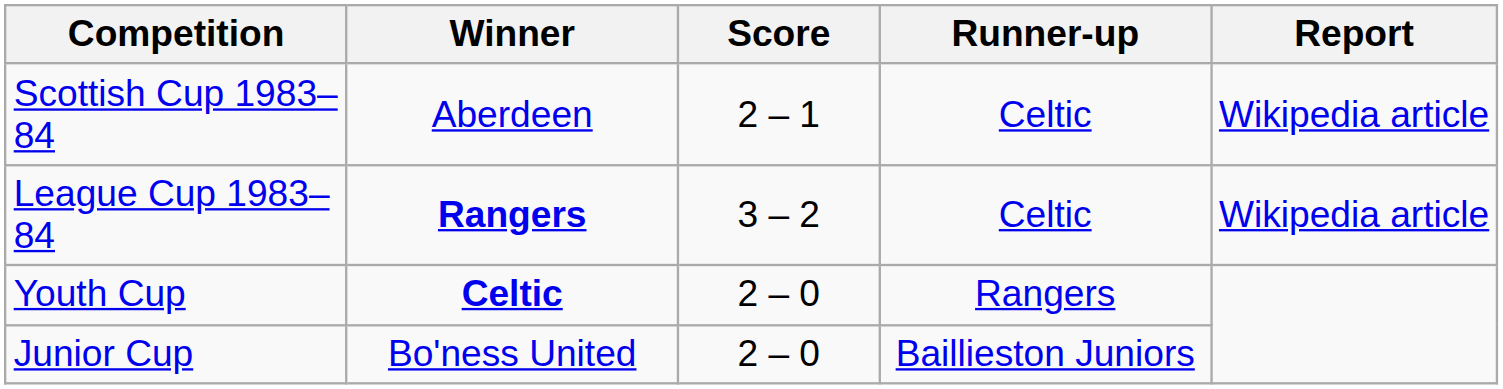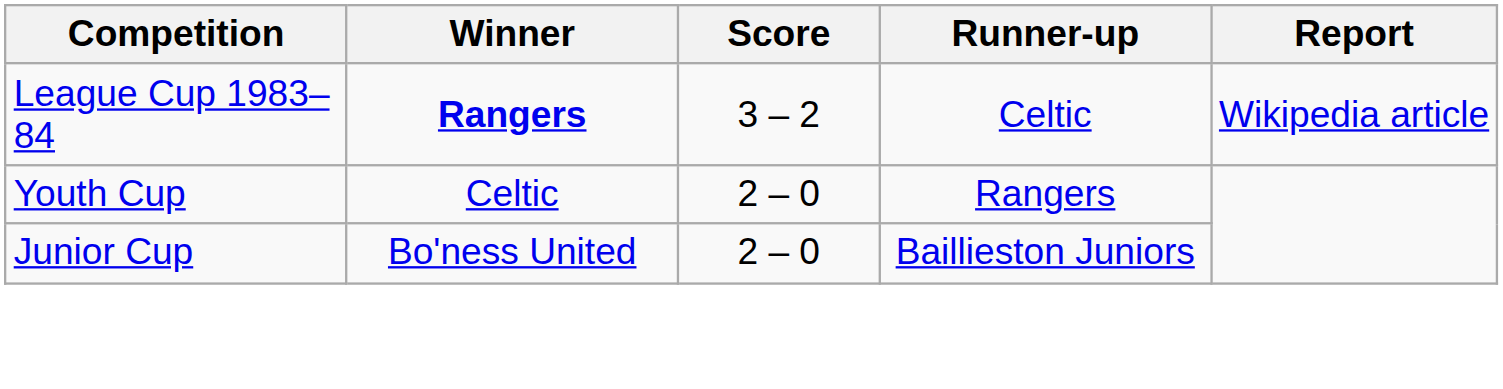- row: (176, 113)
(512, 294) bold -> (512, 193) normal
